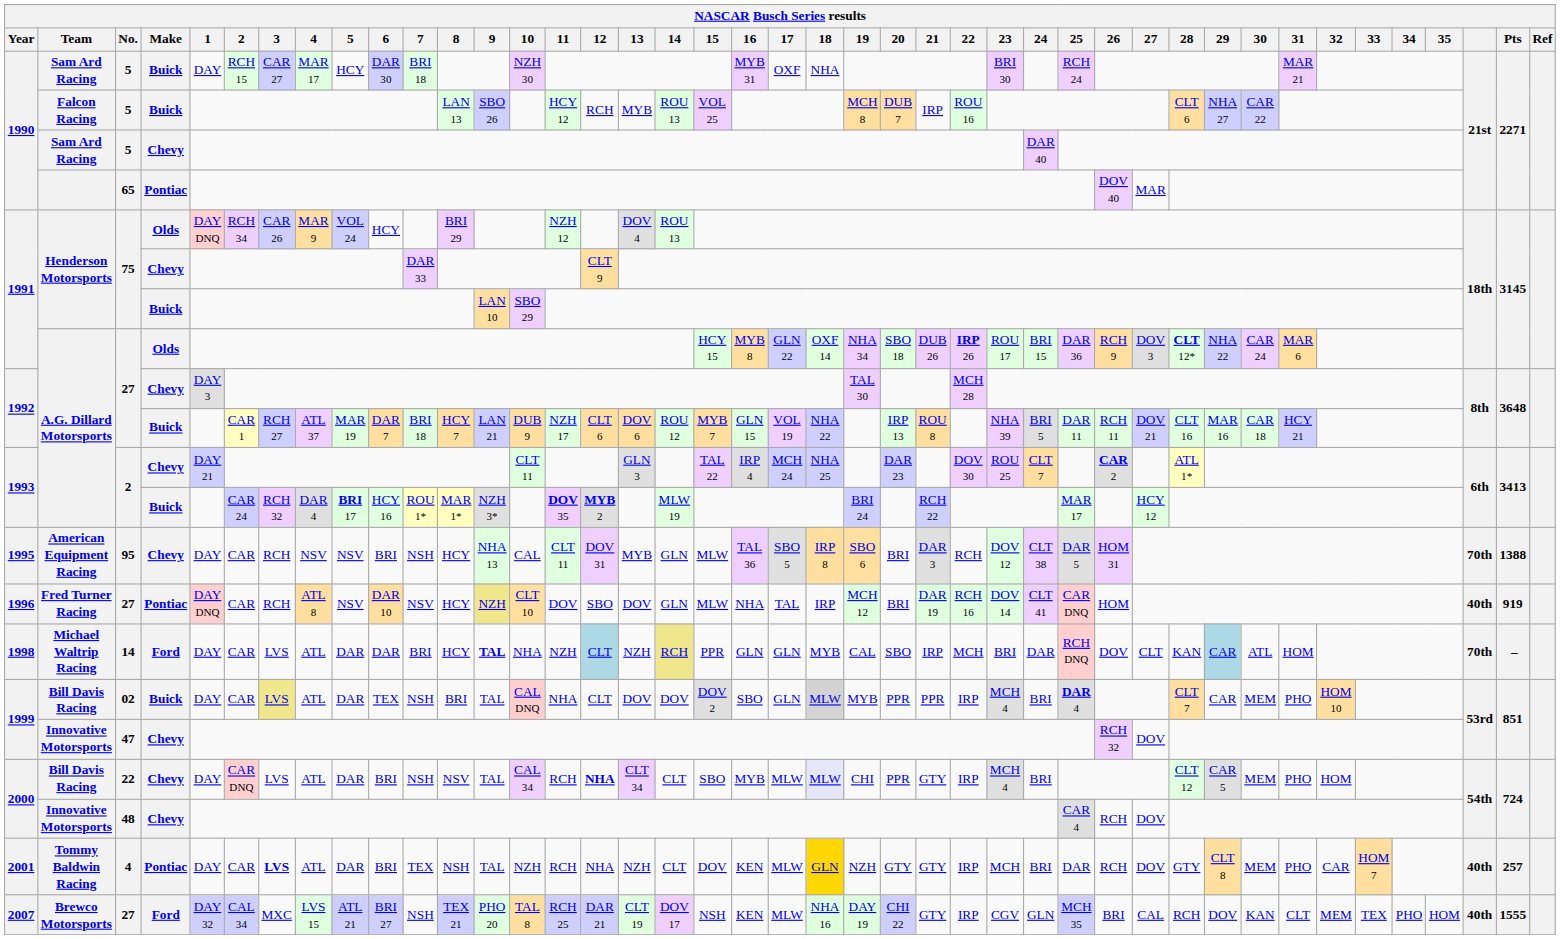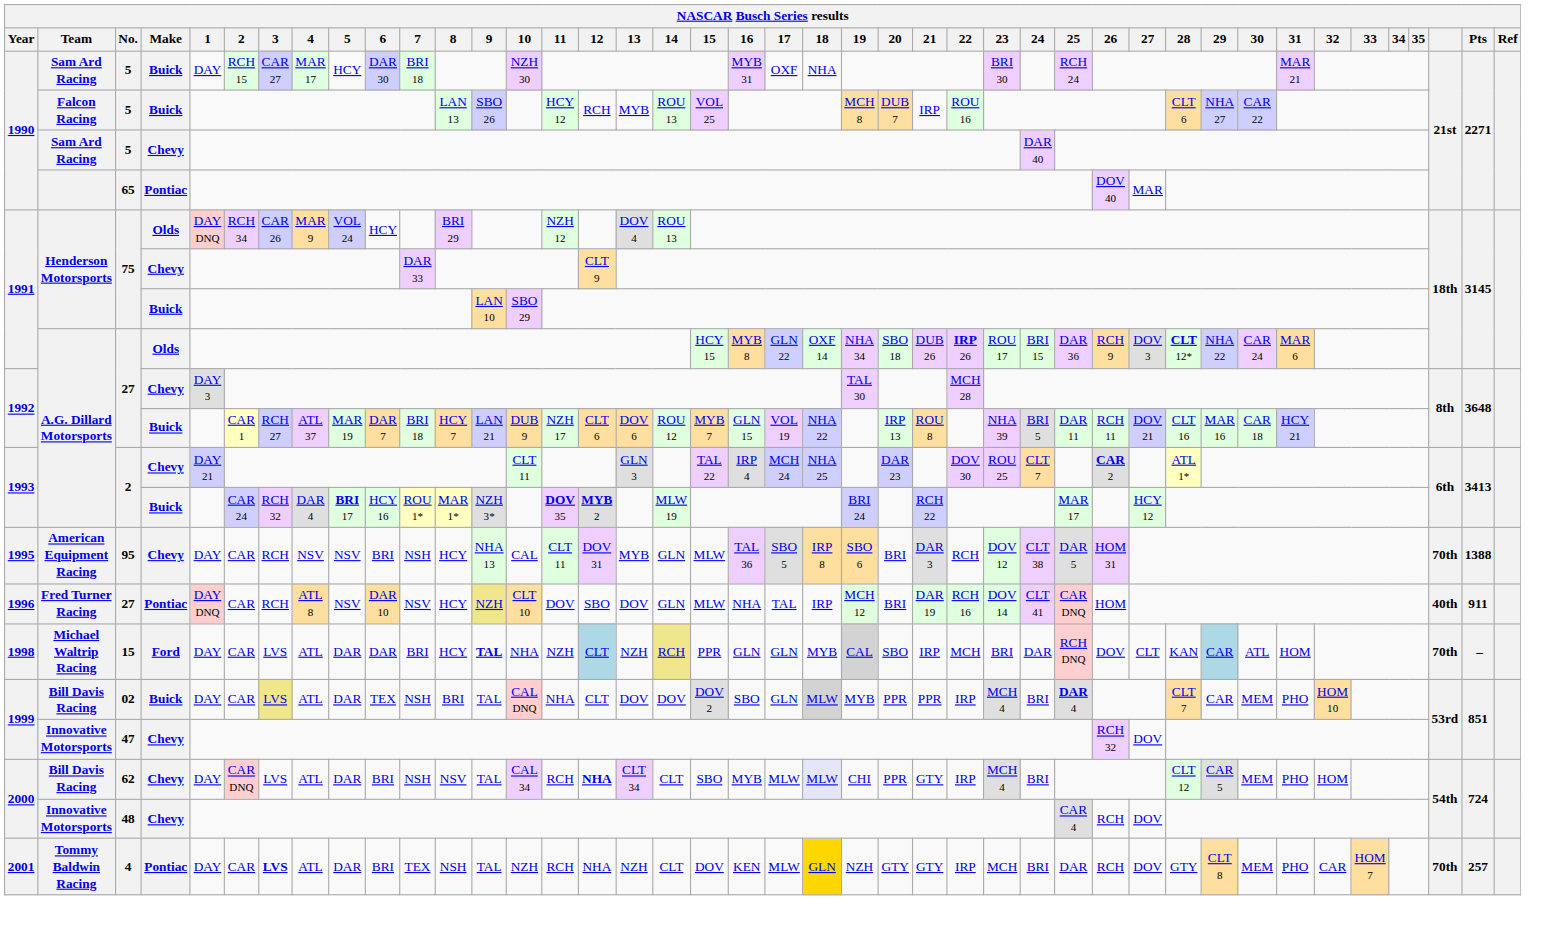(1513, 603) 919 -> (1478, 603) 911
(128, 651) 14 -> (128, 651) 15
(862, 651) no background -> (859, 651) lightgrey background
(128, 778) 22 -> (128, 778) 62
(1480, 866) 40th -> (1445, 866) 70th
- row: (21, 914)
